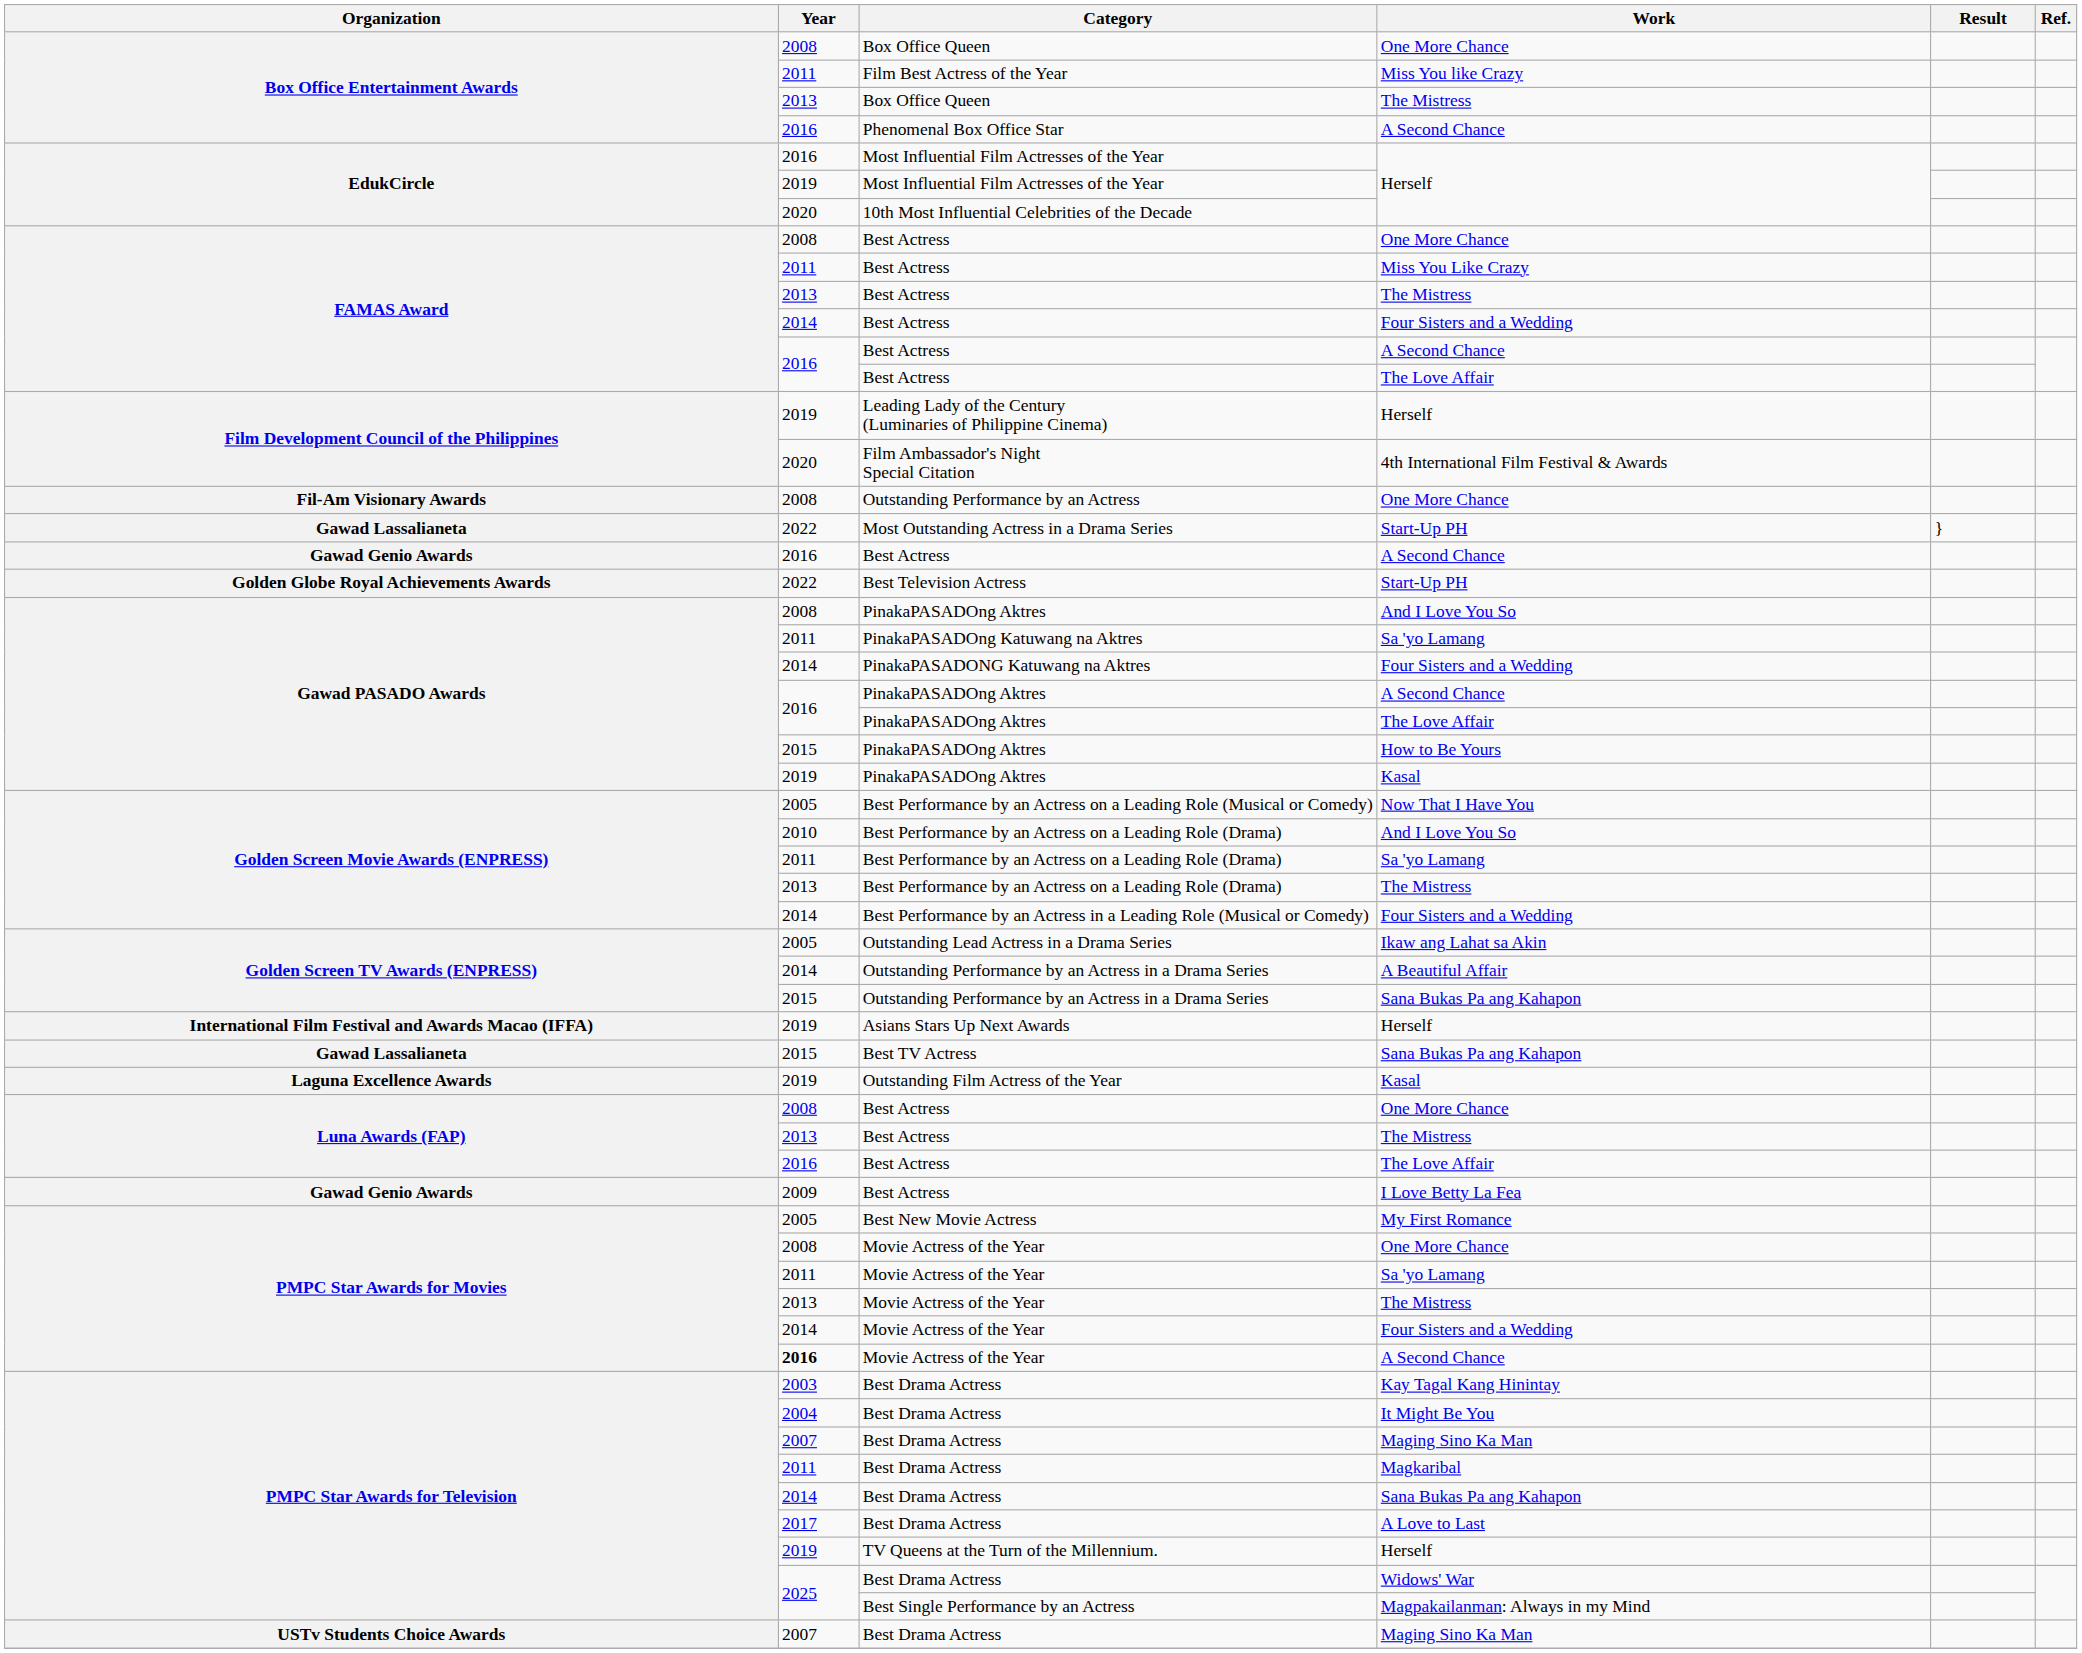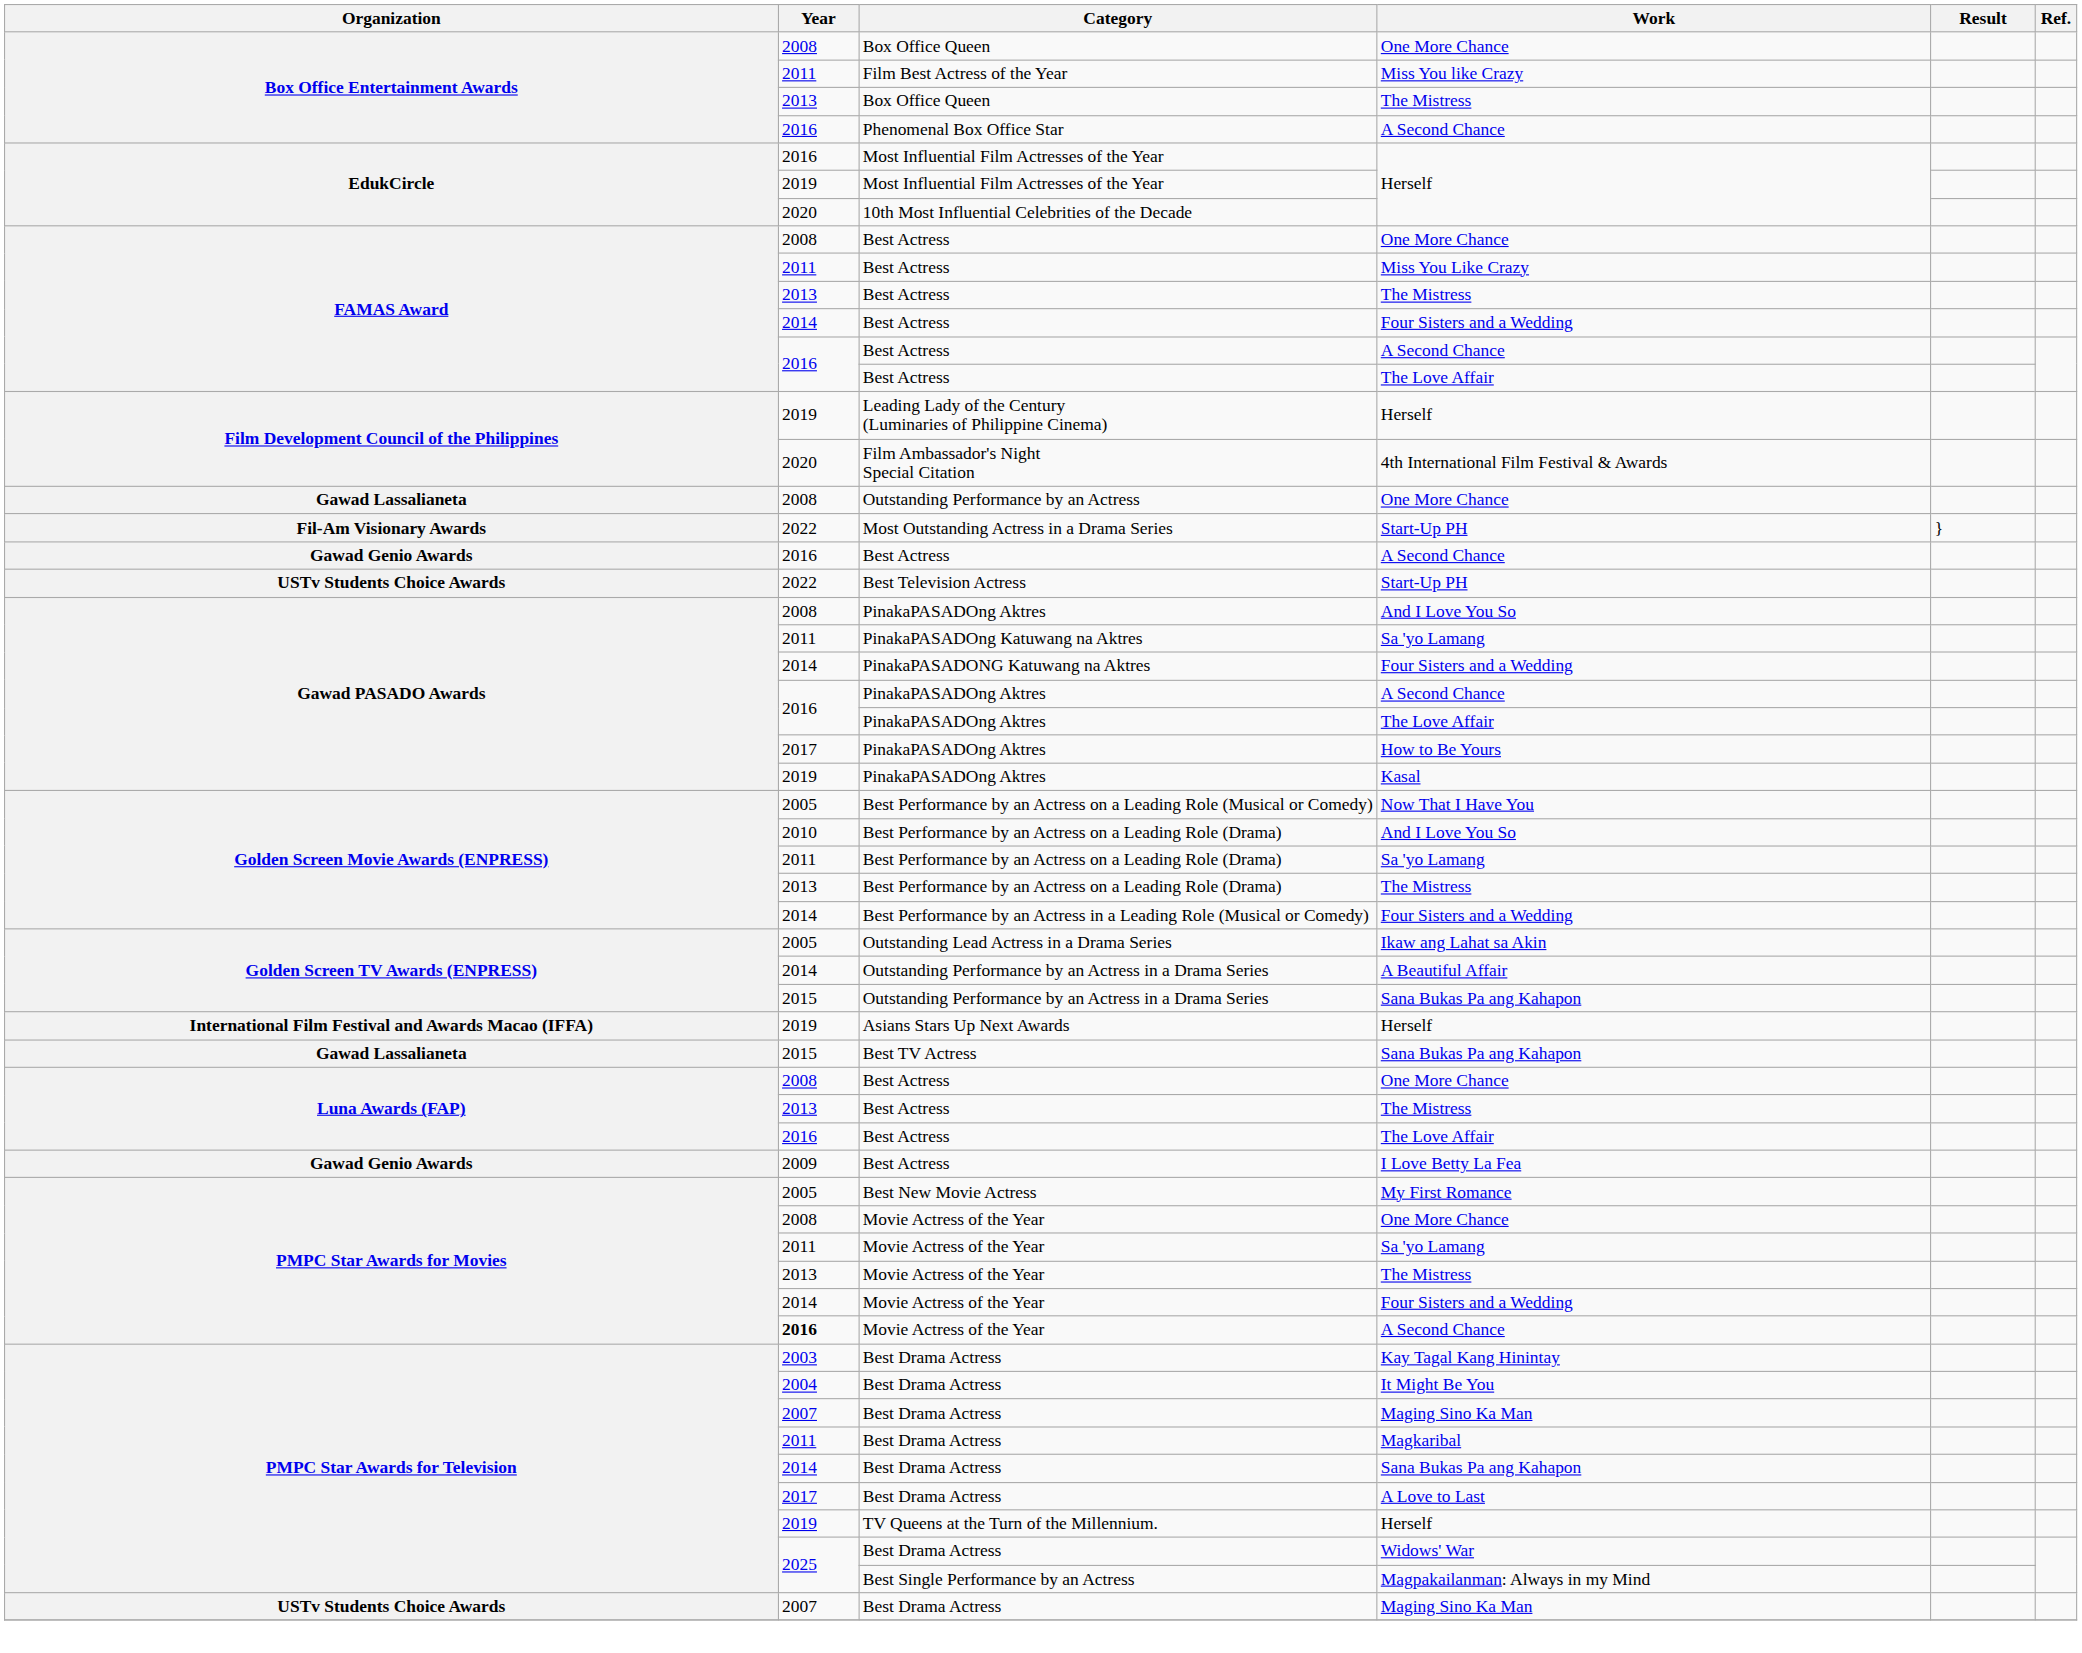(391, 500) Fil-Am Visionary Awards -> (391, 500) Gawad Lassalianeta
(391, 527) Gawad Lassalianeta -> (391, 527) Fil-Am Visionary Awards
(391, 583) Golden Globe Royal Achievements Awards -> (391, 583) USTv Students Choice Awards
(800, 749) 2015 -> (800, 749) 2017
- row: (992, 1080)
